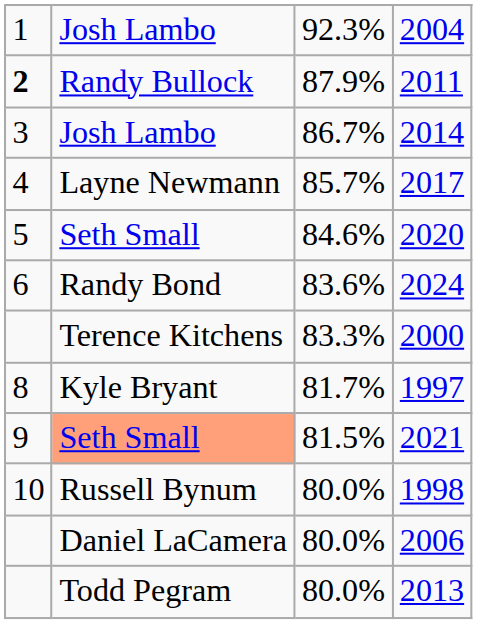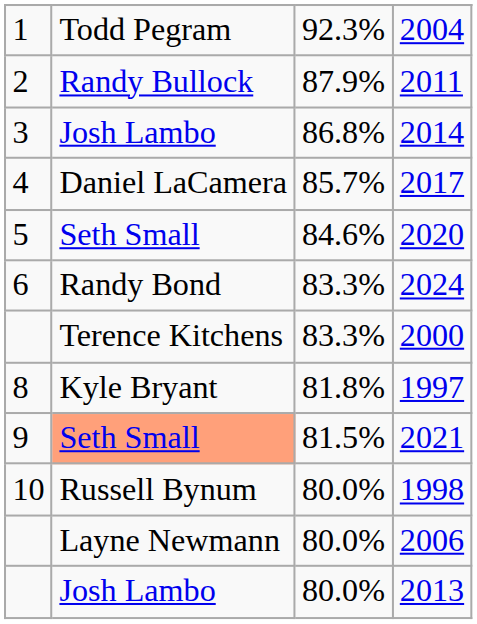(138, 30) Josh Lambo -> (145, 30) Todd Pegram
(20, 81) bold -> (20, 81) normal
(343, 132) 86.7% -> (343, 132) 86.8%
(170, 183) Layne Newmann -> (173, 183) Daniel LaCamera
(343, 285) 83.6% -> (343, 285) 83.3%
(343, 387) 81.7% -> (343, 387) 81.8%
(173, 540) Daniel LaCamera -> (170, 540) Layne Newmann
(145, 591) Todd Pegram -> (138, 591) Josh Lambo
